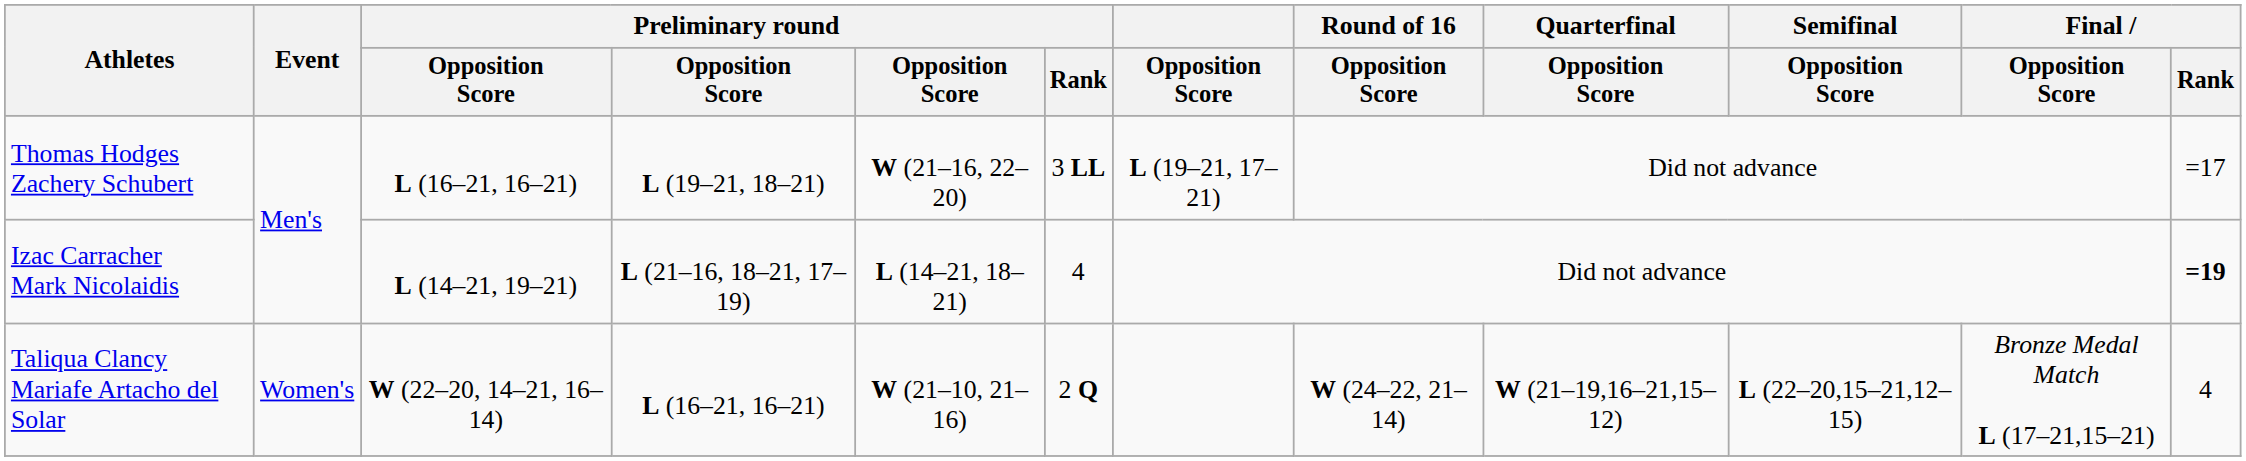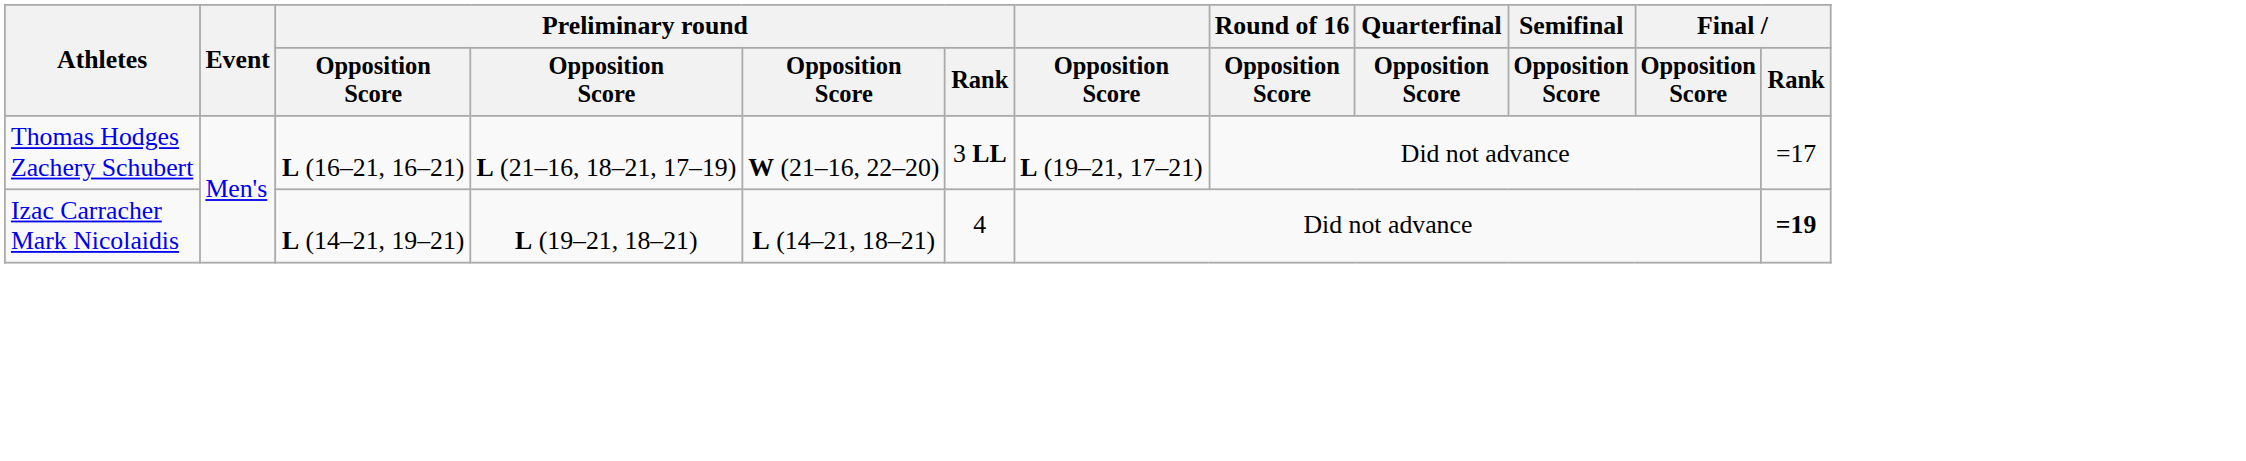(733, 183) L (19–21, 18–21) -> (606, 167) L (21–16, 18–21, 17–19)
(733, 286) L (21–16, 18–21, 17–19) -> (606, 240) L (19–21, 18–21)
- row: (115, 389)
